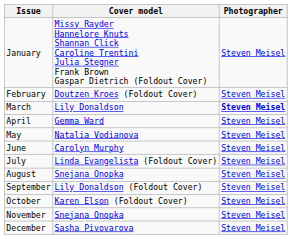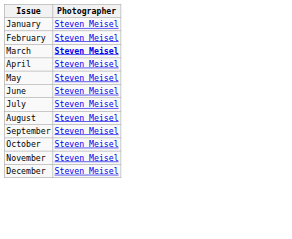- column: (136, 11)
